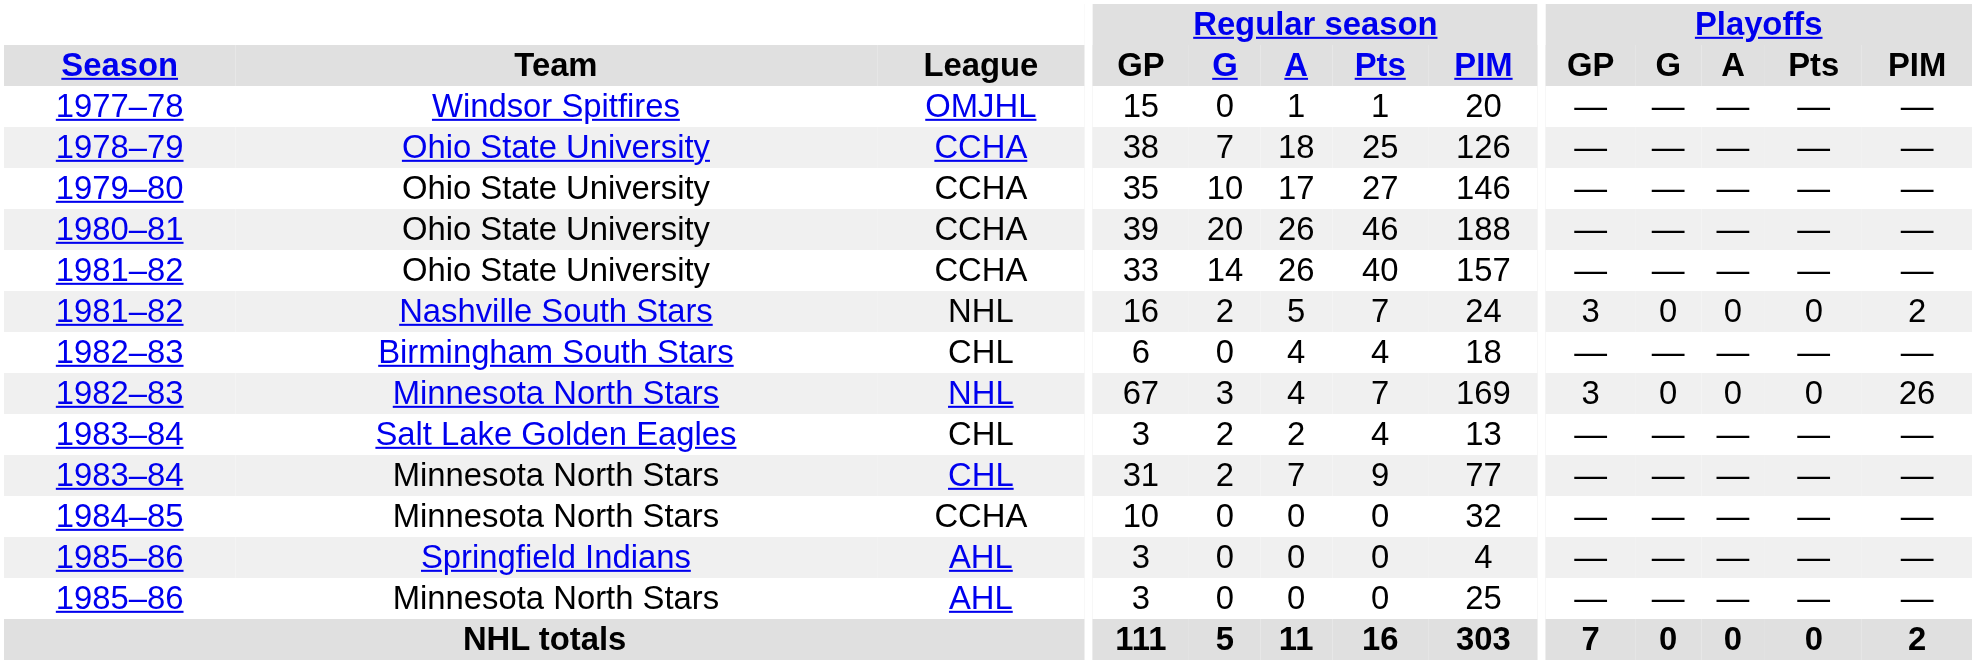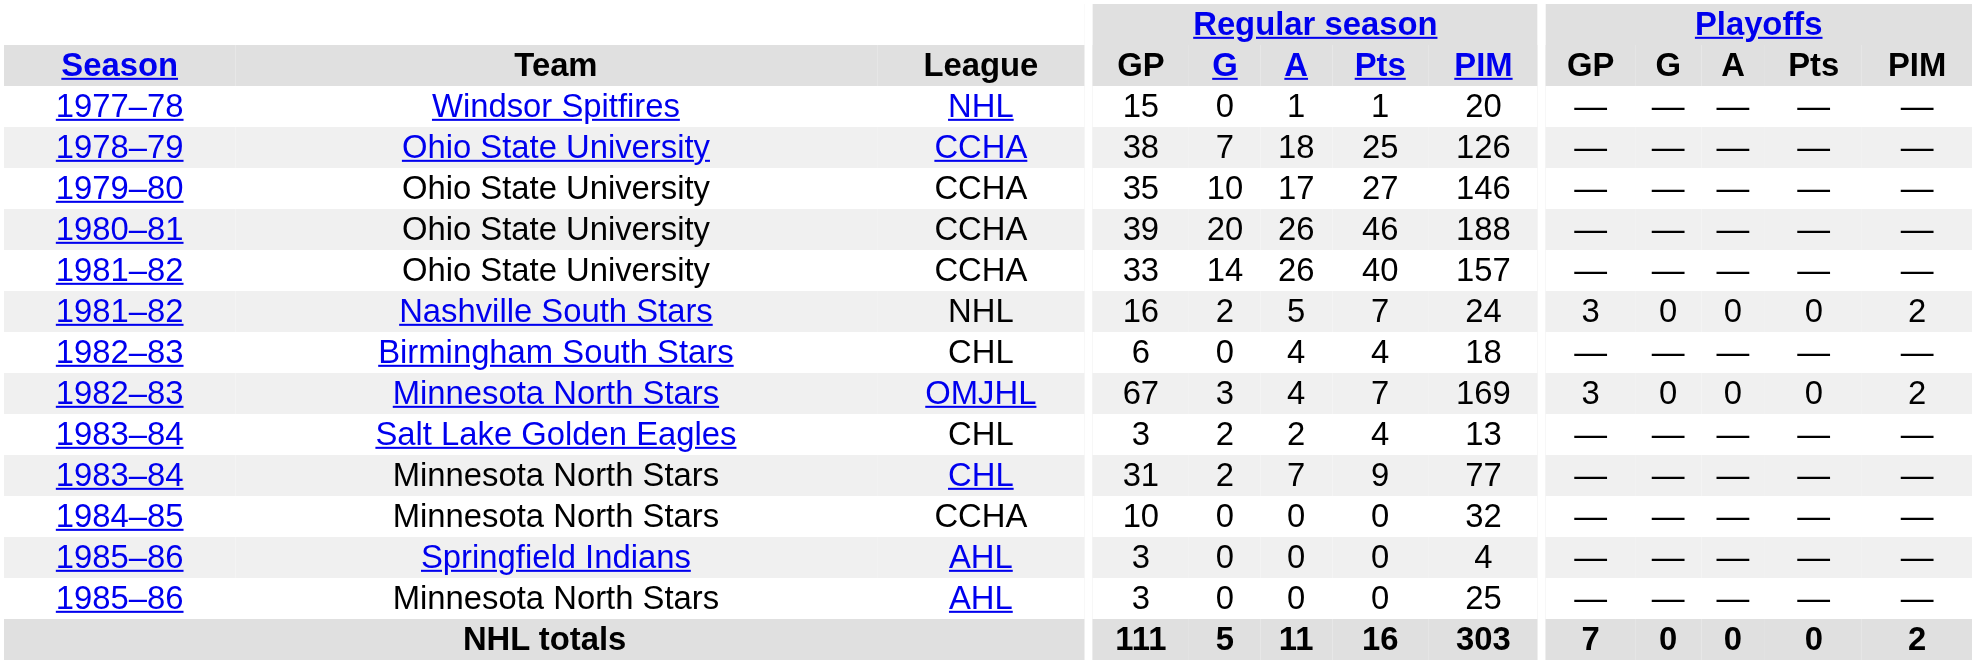(981, 105) OMJHL -> (981, 105) NHL
(981, 392) NHL -> (981, 392) OMJHL
(1917, 392) 26 -> (1917, 392) 2
